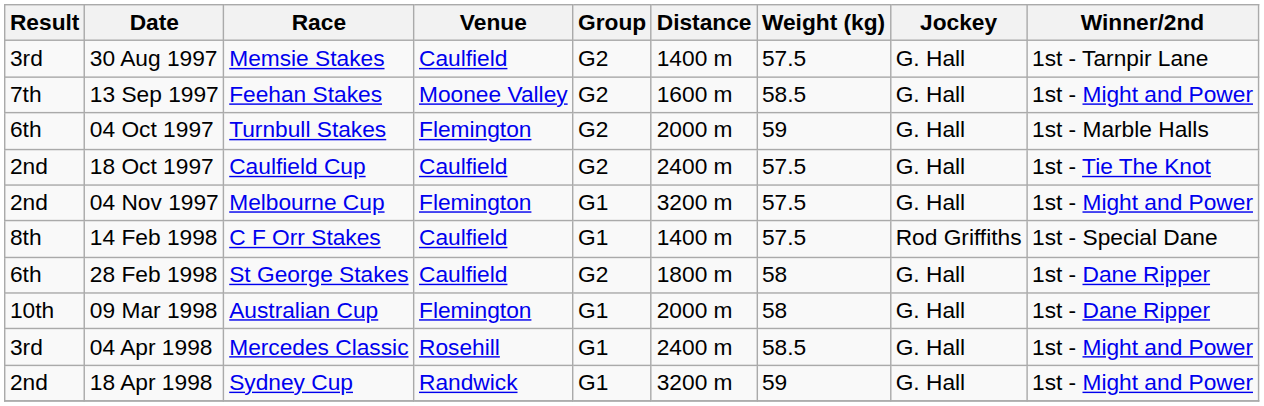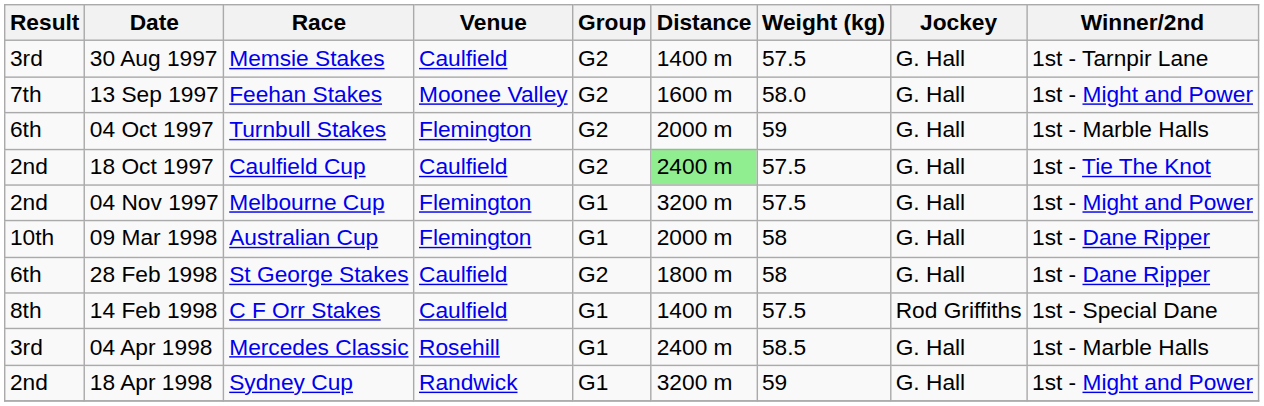(784, 94) 58.5 -> (784, 94) 58.0
(695, 166) no background -> (695, 166) lightgreen background
rows swapped: (154, 238) <-> (154, 310)
(1142, 346) 1st - Might and Power -> (1120, 346) 1st - Marble Halls
